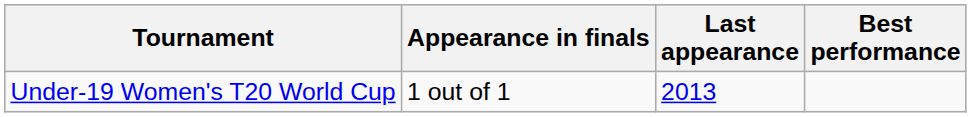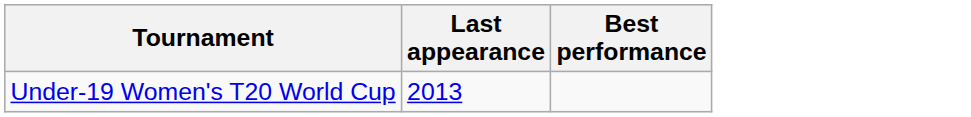- column: (528, 38)
